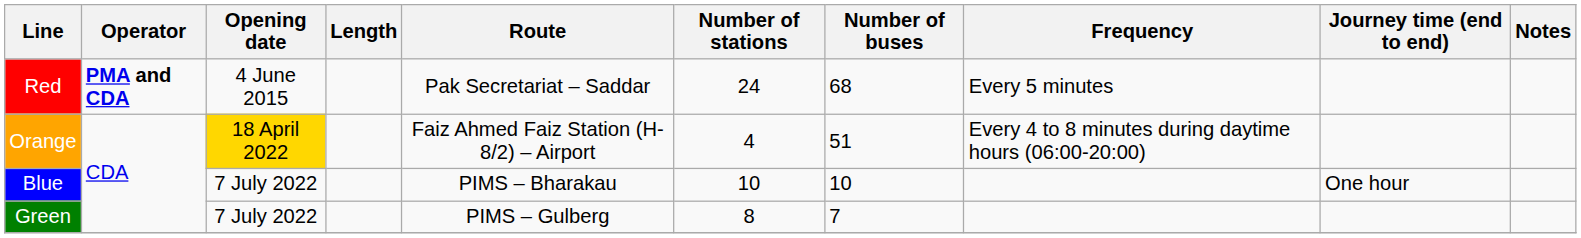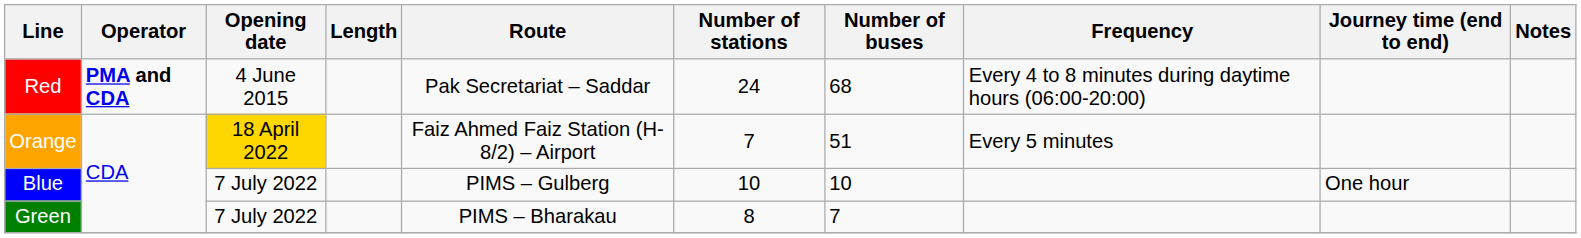(1041, 86) Every 5 minutes -> (1130, 86) Every 4 to 8 minutes during daytime hours (06:00-20:00)
(749, 141) 4 -> (749, 141) 7
(1130, 141) Every 4 to 8 minutes during daytime hours (06:00-20:00) -> (1041, 141) Every 5 minutes
(538, 184) PIMS – Bharakau -> (538, 184) PIMS – Gulberg
(538, 216) PIMS – Gulberg -> (538, 216) PIMS – Bharakau
